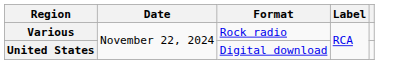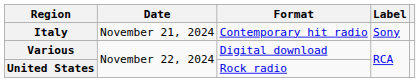+ row: (51, 32)
(253, 32) Rock radio -> (274, 50) Digital download
(274, 50) Digital download -> (253, 68) Rock radio
